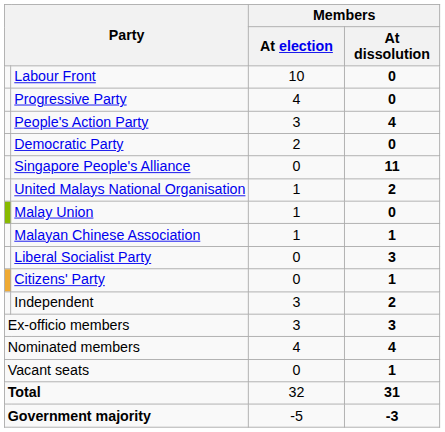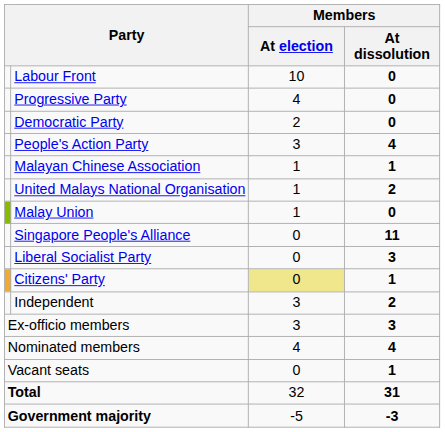rows swapped: (81, 122) <-> (69, 144)
rows swapped: (107, 235) <-> (102, 167)
(296, 280) no background -> (296, 280) khaki background
